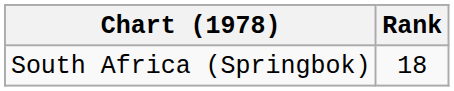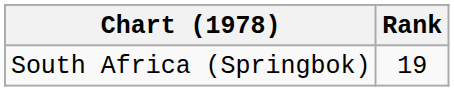(412, 66) 18 -> (412, 66) 19
